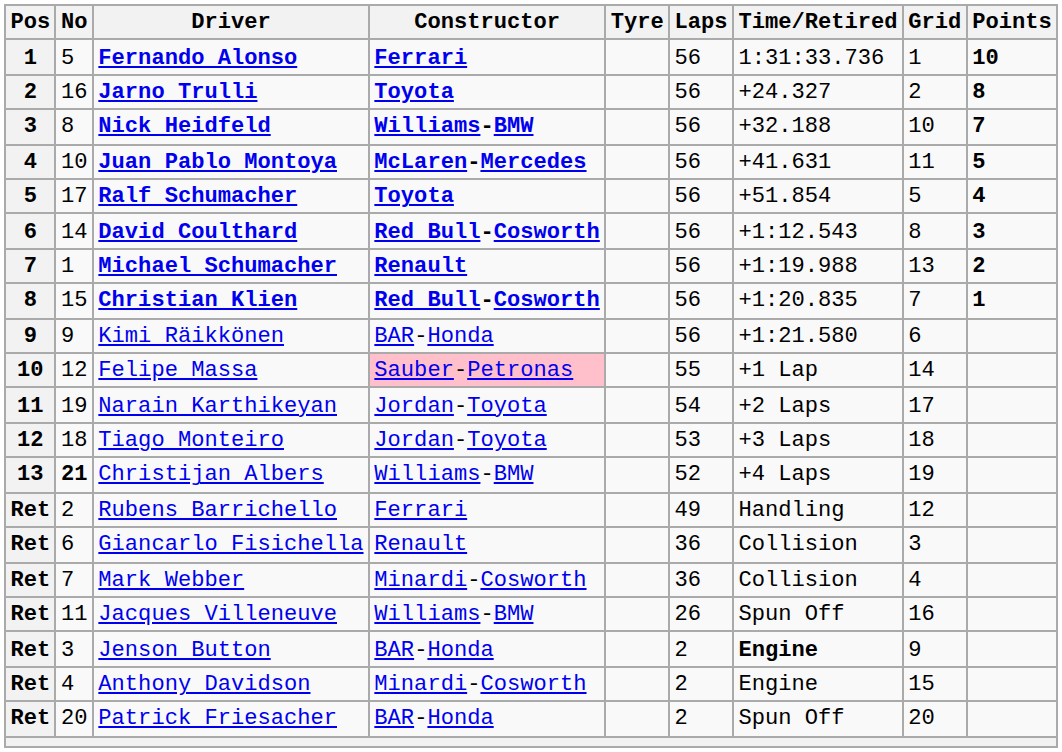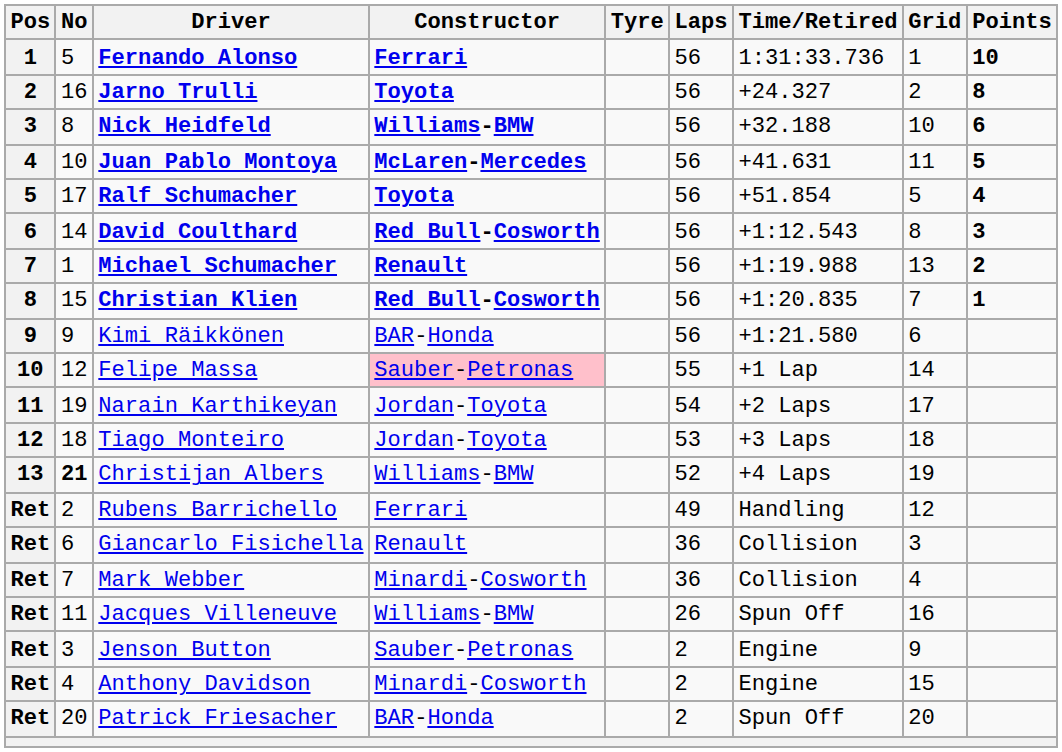(979, 127) 7 -> (979, 127) 6
(434, 649) BAR-Honda -> (474, 649) Sauber-Petronas
(778, 649) bold -> (778, 649) normal
